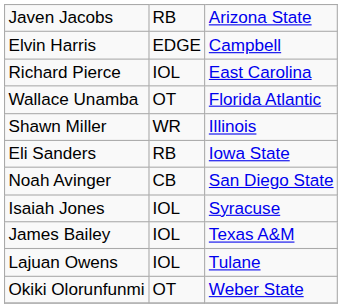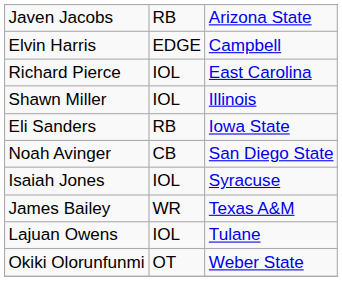- row: (73, 99)
(167, 126) WR -> (166, 99) IOL
(166, 235) IOL -> (167, 208) WR
